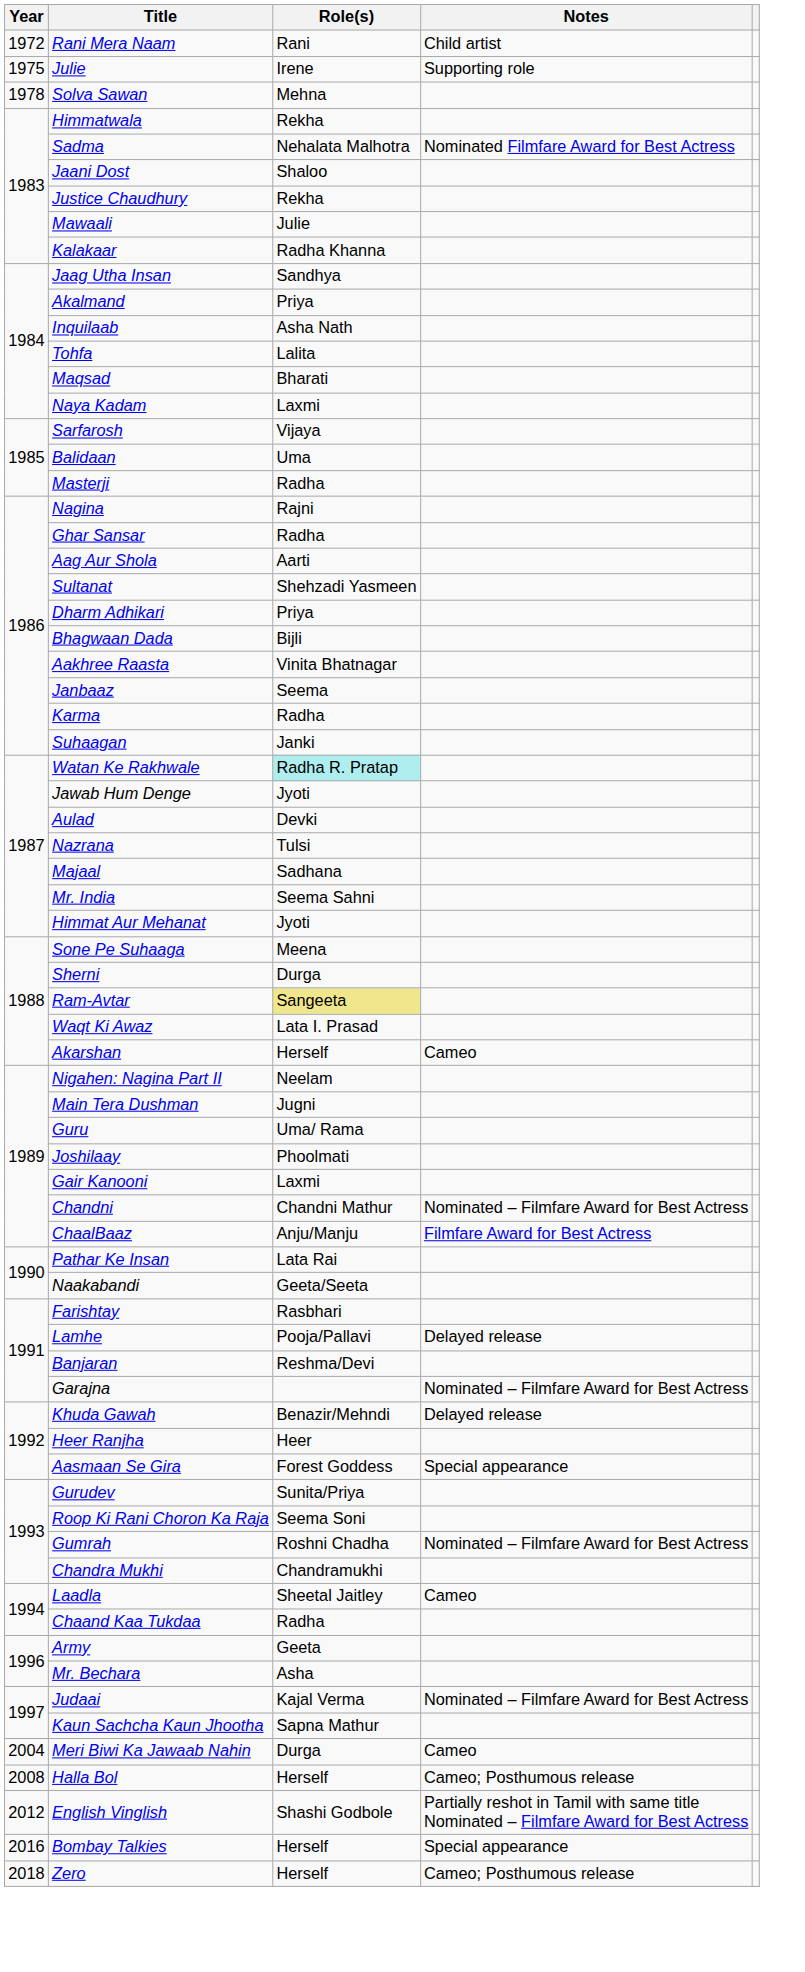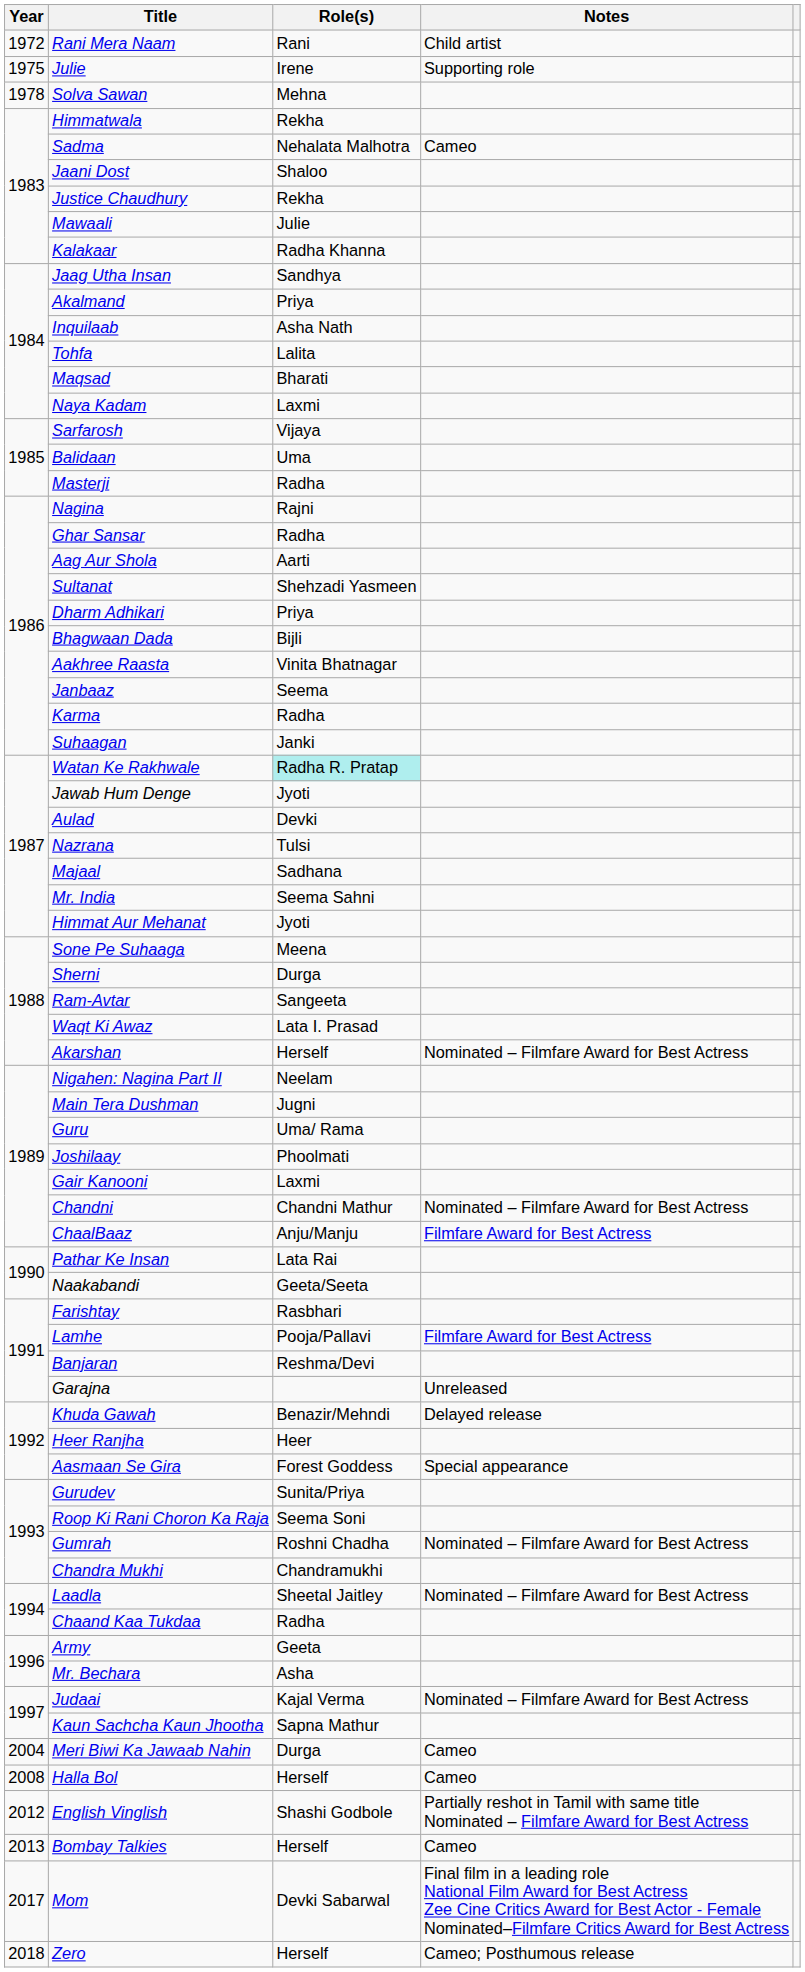(579, 146) Nominated Filmfare Award for Best Actress -> (450, 146) Cameo
(311, 1000) khaki background -> (311, 1000) no background
(450, 1052) Cameo -> (586, 1052) Nominated – Filmfare Award for Best Actress
(483, 1337) Delayed release -> (538, 1337) Filmfare Award for Best Actress
(586, 1389) Nominated – Filmfare Award for Best Actress -> (466, 1389) Unreleased
(450, 1596) Cameo -> (586, 1596) Nominated – Filmfare Award for Best Actress
(529, 1777) Cameo; Posthumous release -> (450, 1777) Cameo
(26, 1847) 2016 -> (26, 1847) 2013
(496, 1847) Special appearance -> (450, 1847) Cameo
+ row: (70, 1900)
